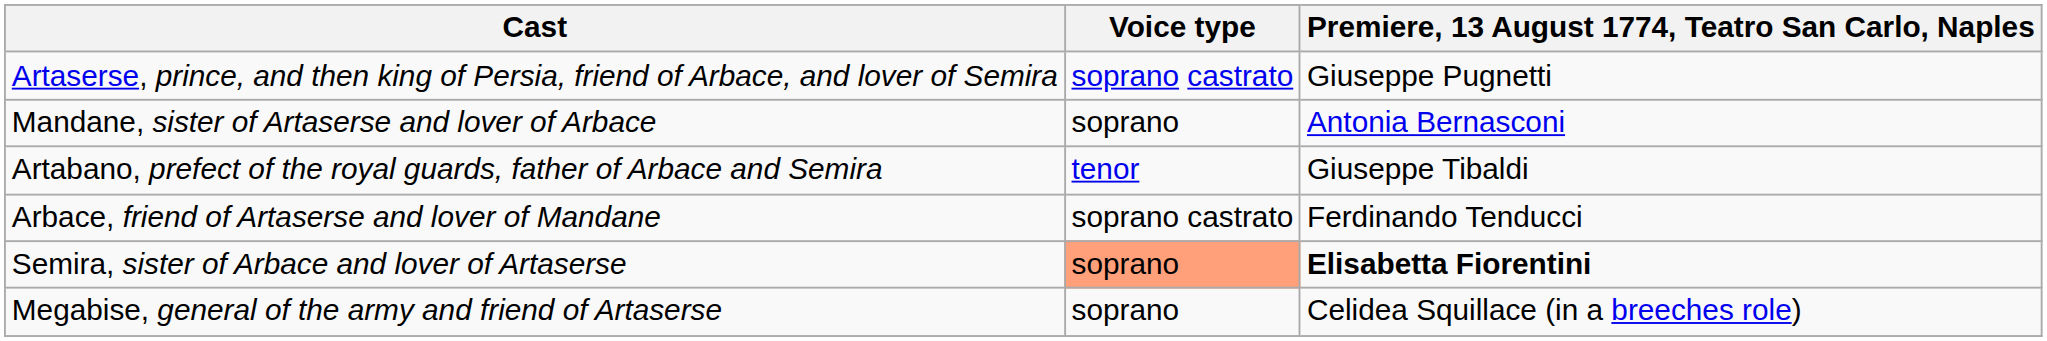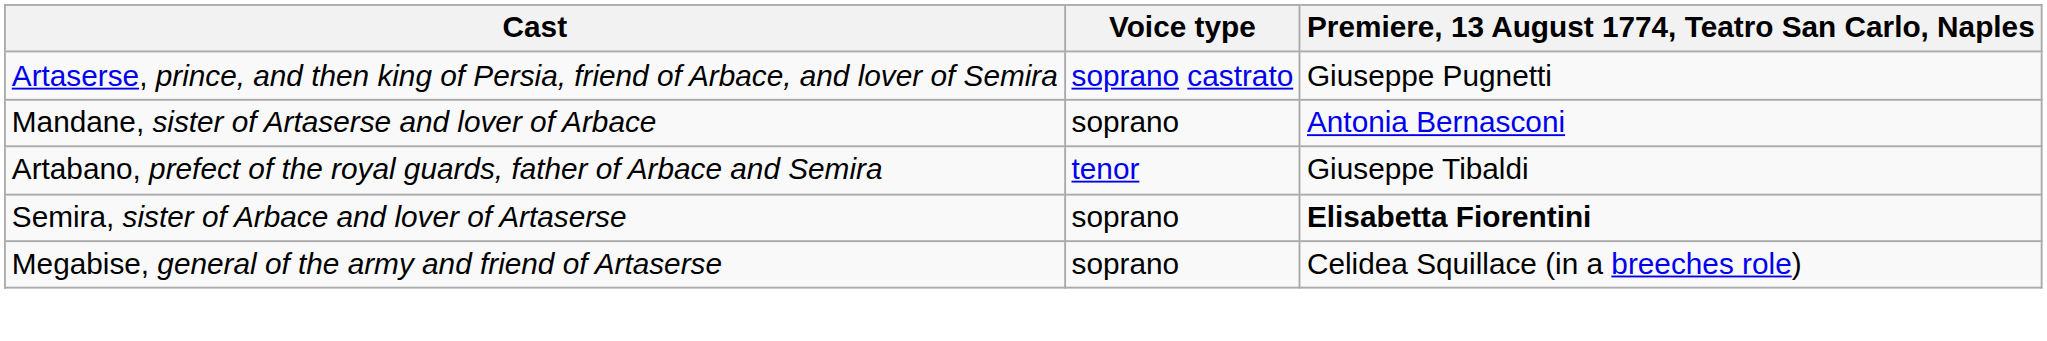- row: (336, 216)
(1125, 264) lightsalmon background -> (1125, 216) no background
